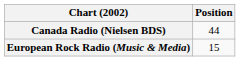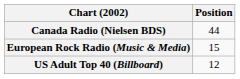+ row: (98, 64)
